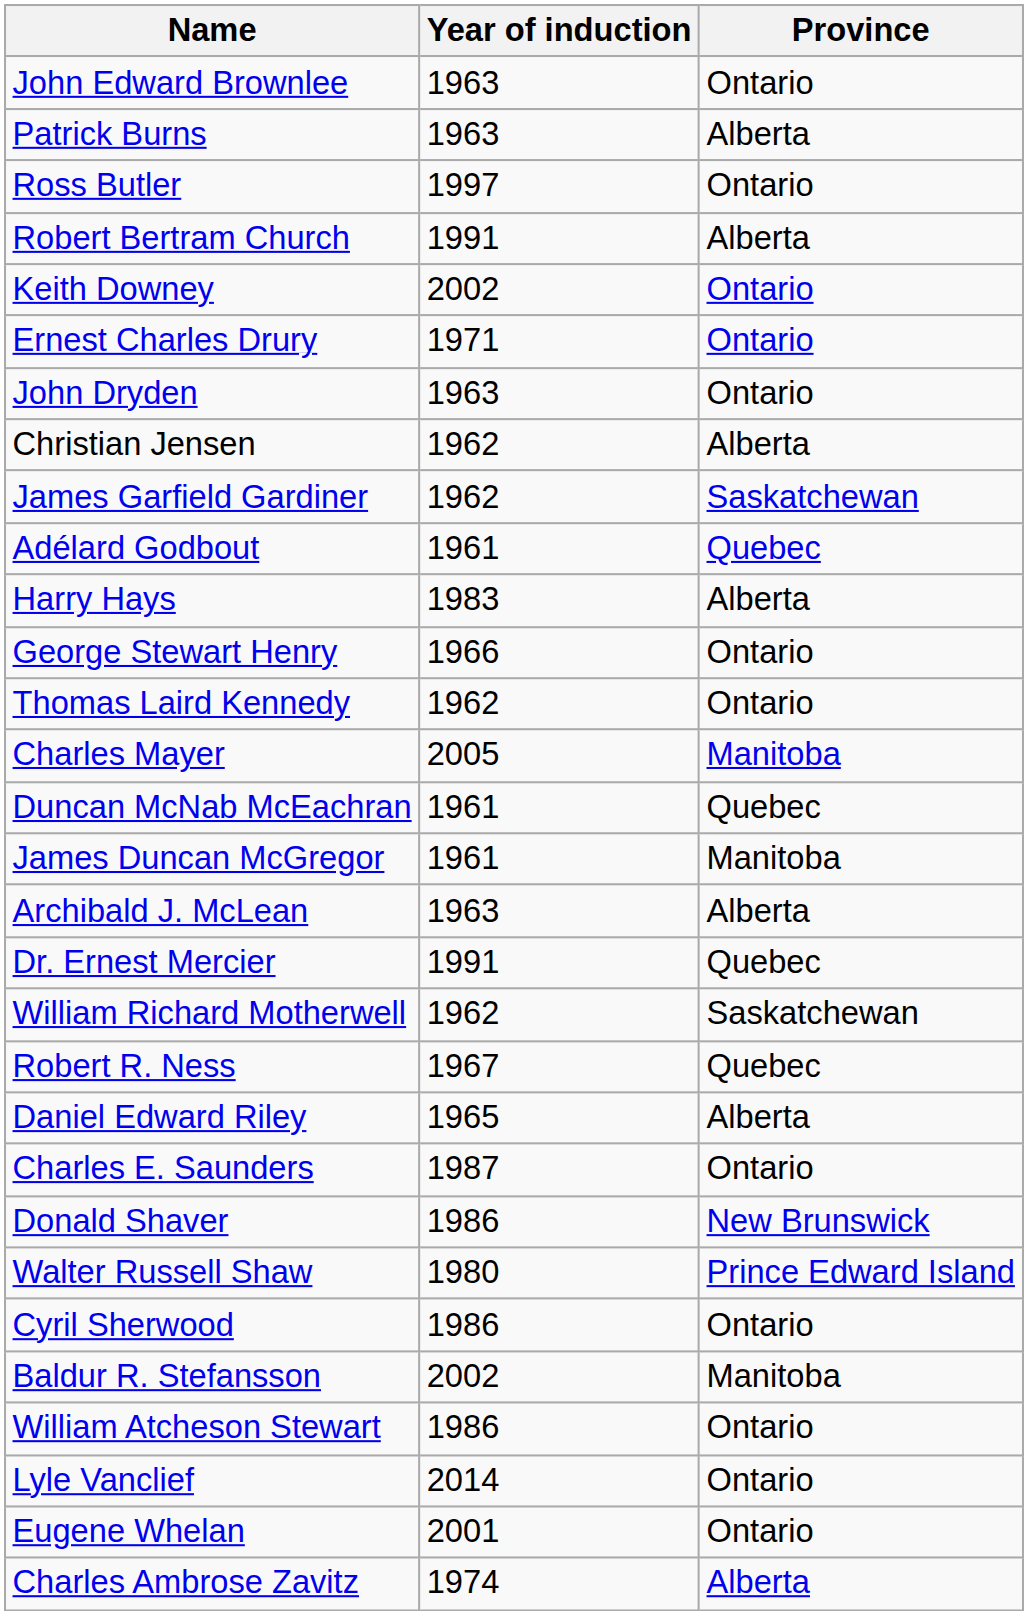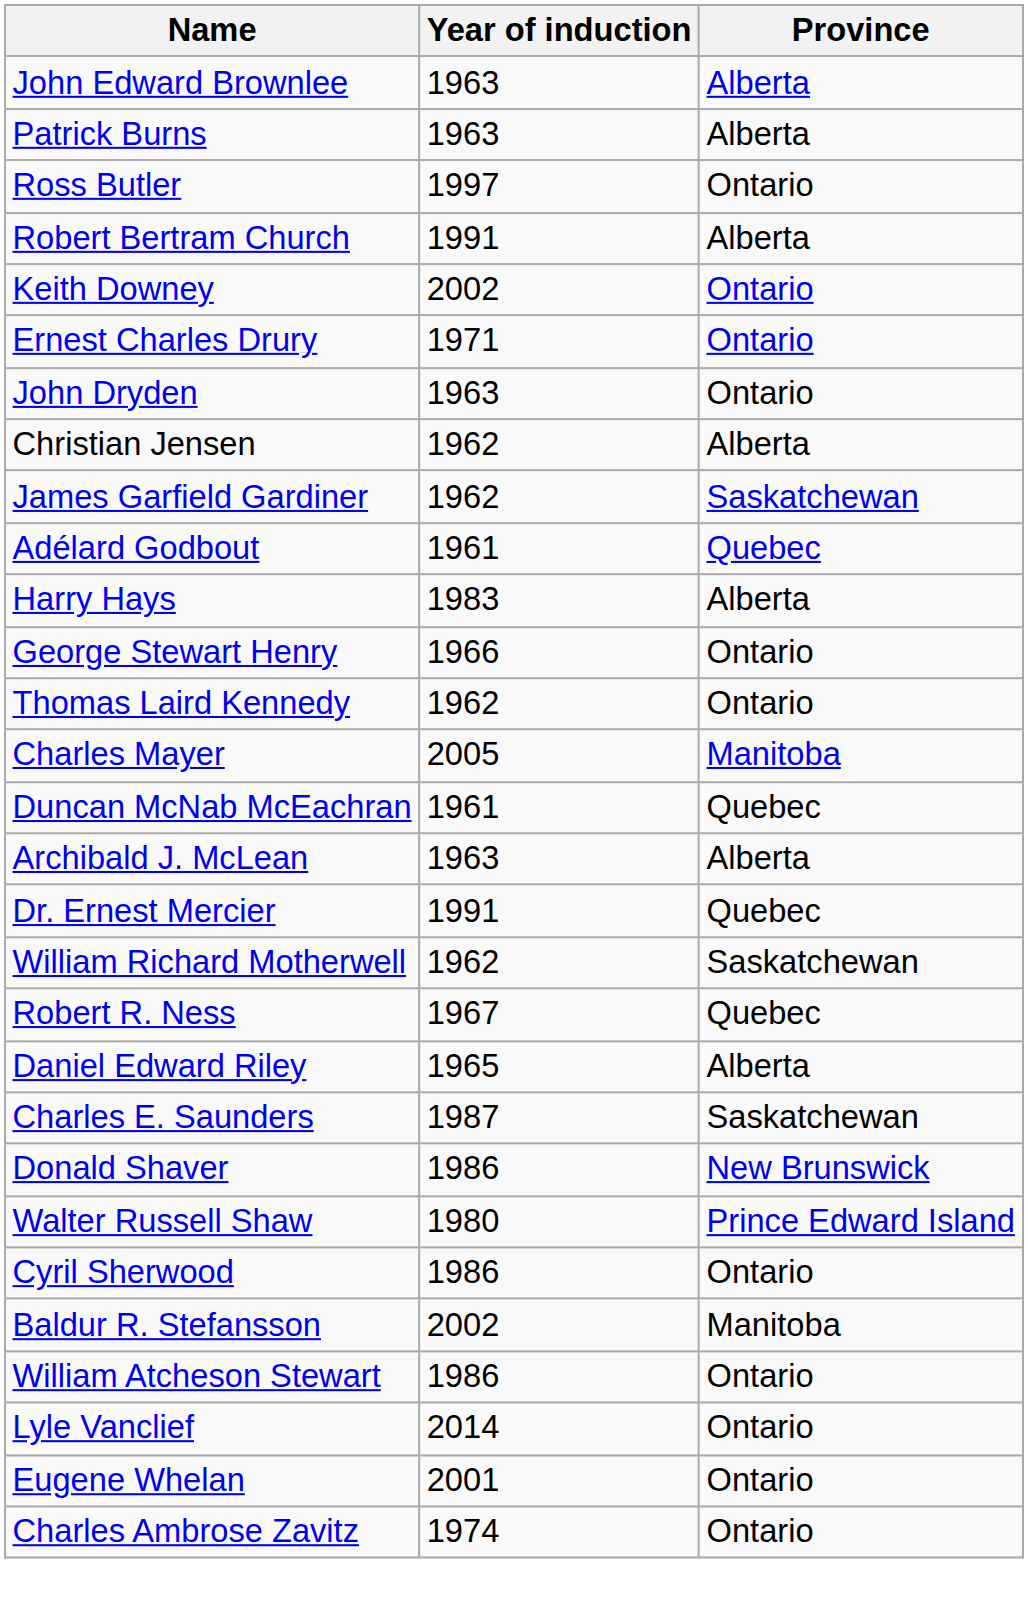(760, 82) Ontario -> (758, 82) Alberta
- row: (198, 858)
(760, 1169) Ontario -> (813, 1117) Saskatchewan
(758, 1583) Alberta -> (760, 1531) Ontario
